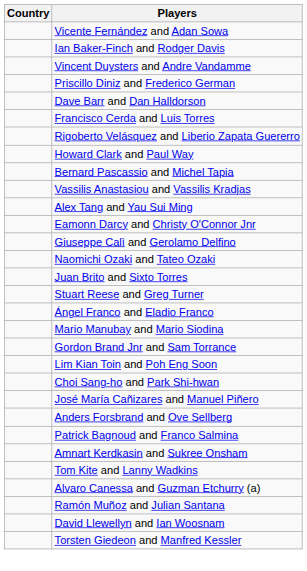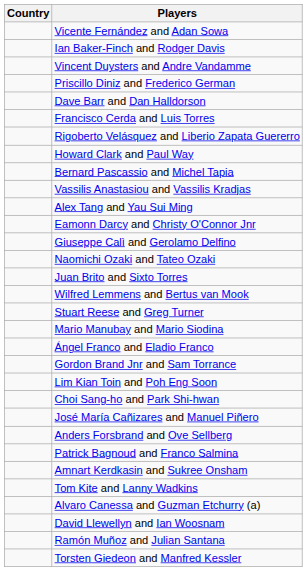+ row: (152, 294)
rows swapped: (134, 312) <-> (139, 330)
rows swapped: (140, 505) <-> (140, 523)
